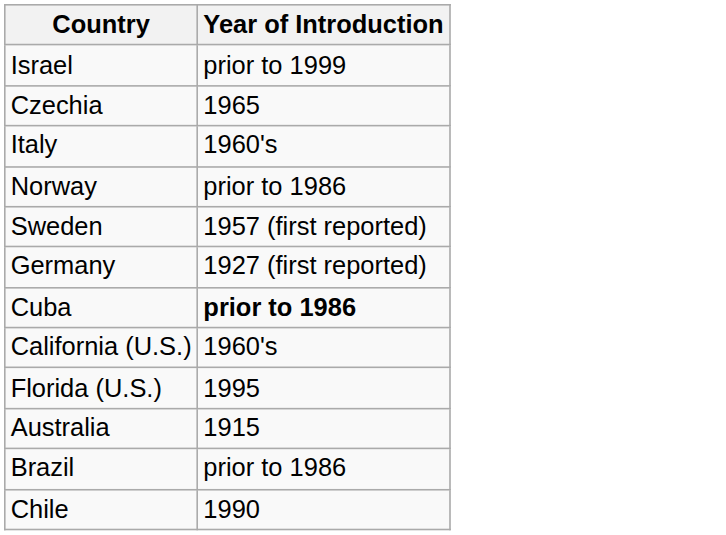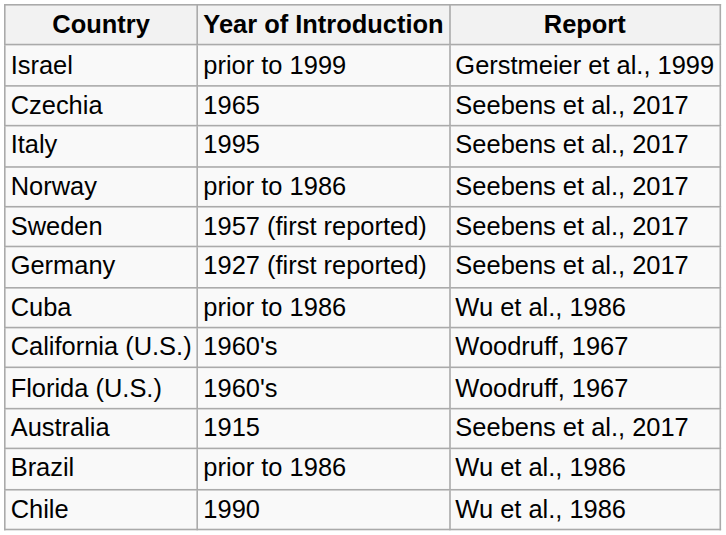+ column: (585, 24)
(240, 145) 1960's -> (232, 145) 1995
(280, 307) bold -> (275, 307) normal
(232, 387) 1995 -> (240, 387) 1960's
